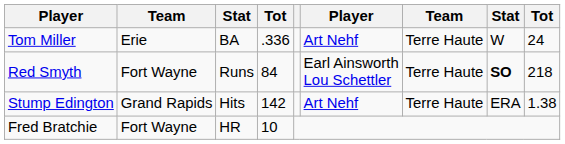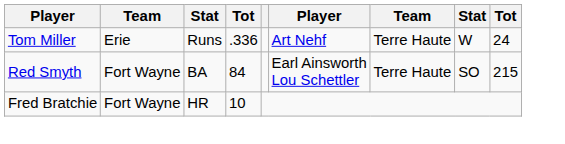(229, 39) BA -> (205, 39) Runs
(237, 71) Runs -> (197, 71) BA
(501, 71) bold -> (469, 71) normal
(540, 71) 218 -> (506, 71) 215
- row: (61, 103)
